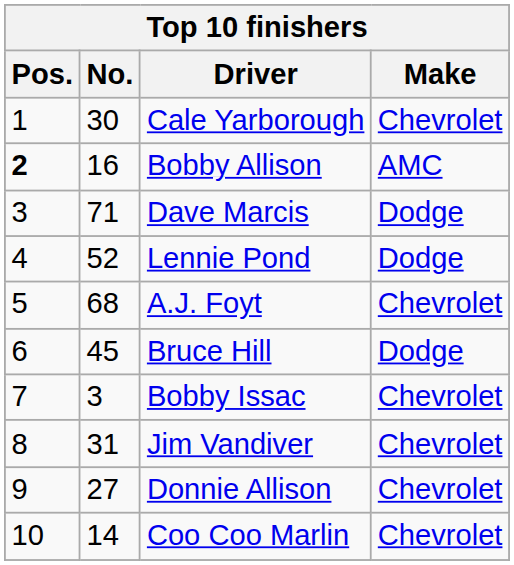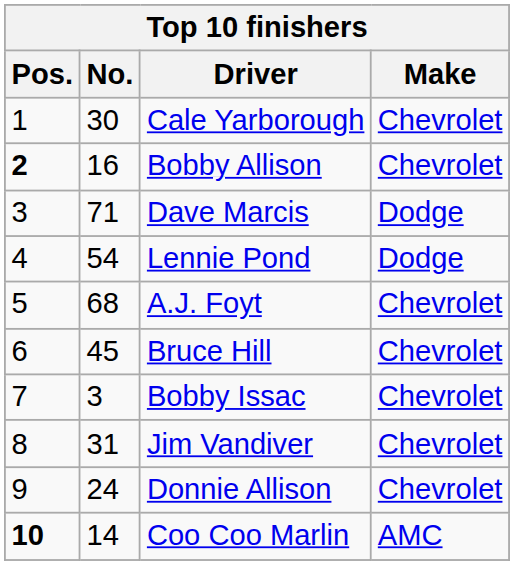(410, 166) AMC -> (440, 166) Chevrolet
(103, 258) 52 -> (103, 258) 54
(421, 350) Dodge -> (440, 350) Chevrolet
(103, 489) 27 -> (103, 489) 24
(28, 535) normal -> (28, 535) bold
(440, 535) Chevrolet -> (410, 535) AMC
